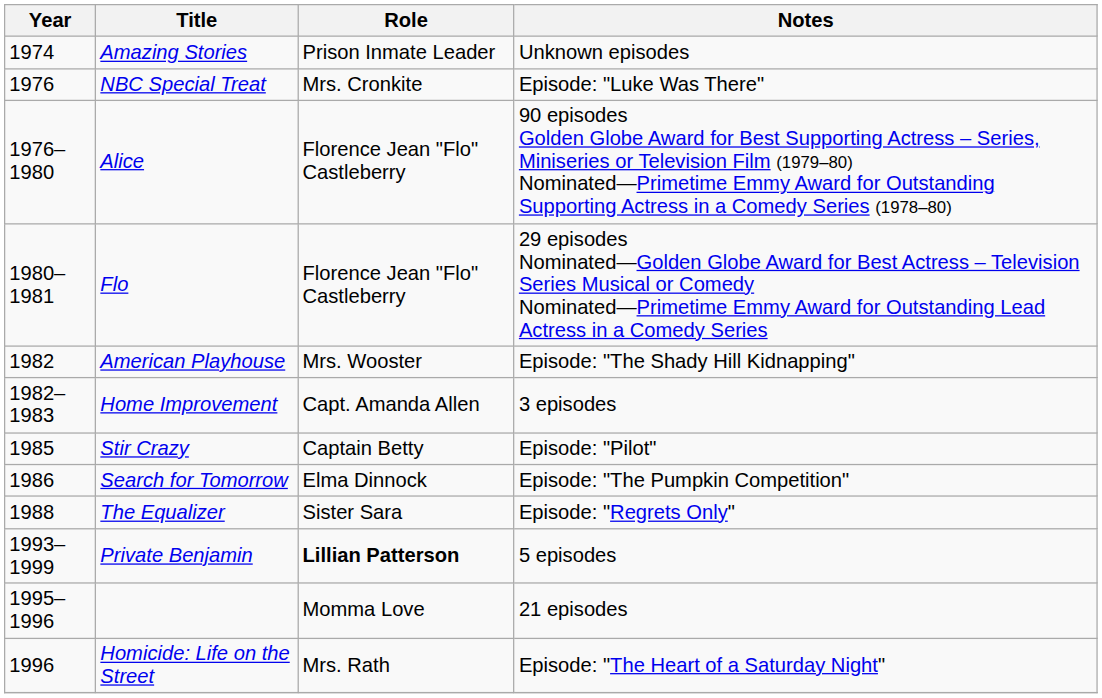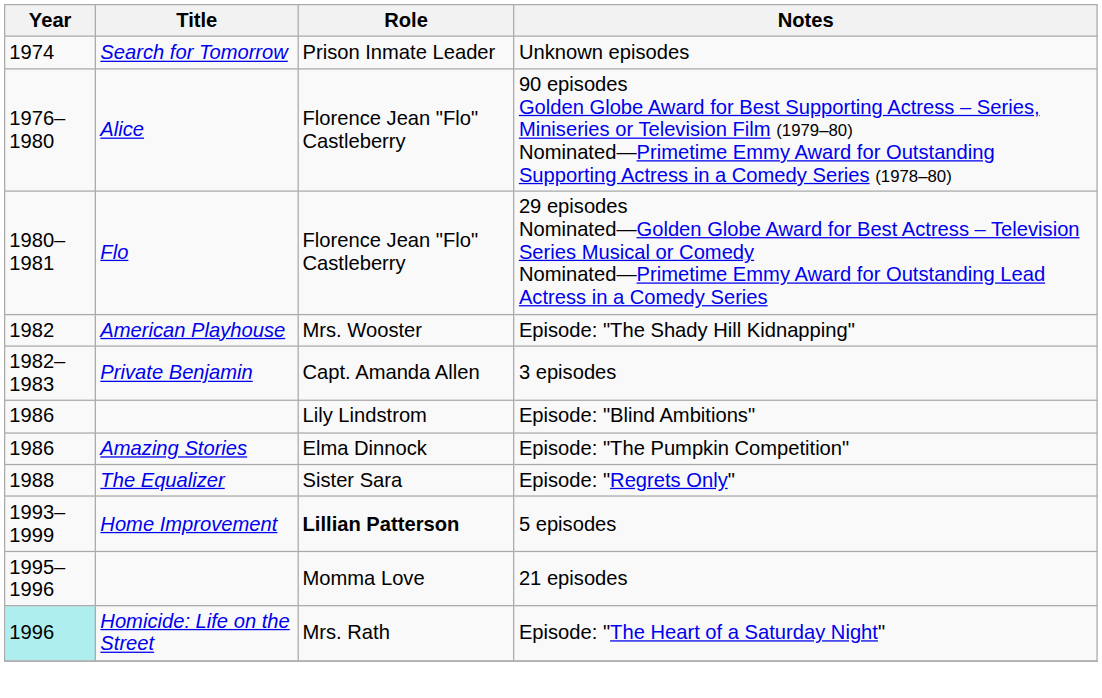(174, 52) Amazing Stories -> (194, 52) Search for Tomorrow
- row: (641, 84)
(189, 405) Home Improvement -> (177, 373) Private Benjamin
- row: (588, 448)
+ row: (637, 416)
(194, 480) Search for Tomorrow -> (174, 448) Amazing Stories
(177, 555) Private Benjamin -> (189, 523) Home Improvement
(32, 664) no background -> (32, 633) paleturquoise background
